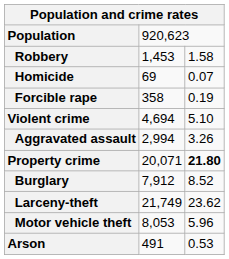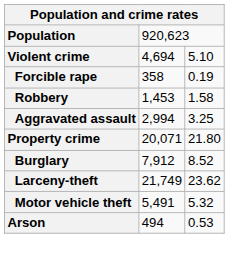rows swapped: (49, 118) <-> (38, 56)
- row: (41, 77)
(201, 139) 3.26 -> (201, 118) 3.25
(204, 160) bold -> (204, 139) normal
(158, 222) 8,053 -> (158, 202) 5,491
(201, 222) 5.96 -> (201, 202) 5.32
(153, 243) 491 -> (153, 222) 494
